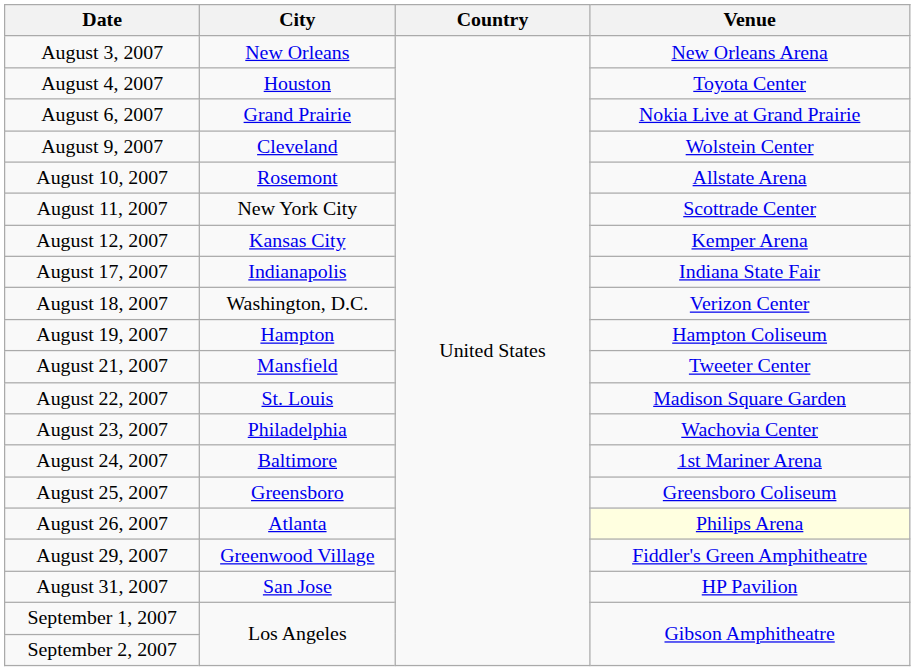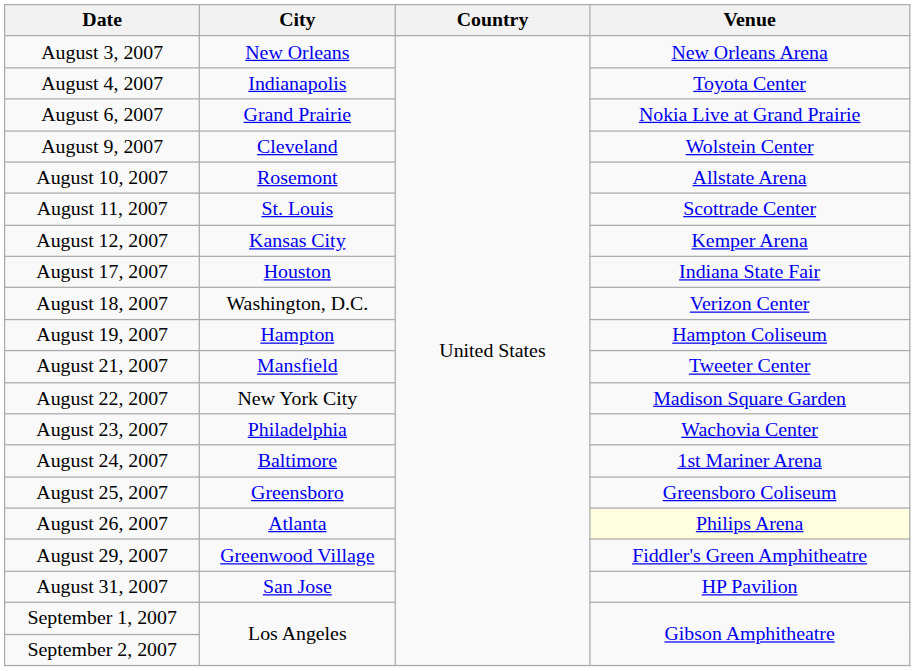(297, 83) Houston -> (297, 83) Indianapolis
(297, 209) New York City -> (297, 209) St. Louis
(297, 271) Indianapolis -> (297, 271) Houston
(297, 397) St. Louis -> (297, 397) New York City
